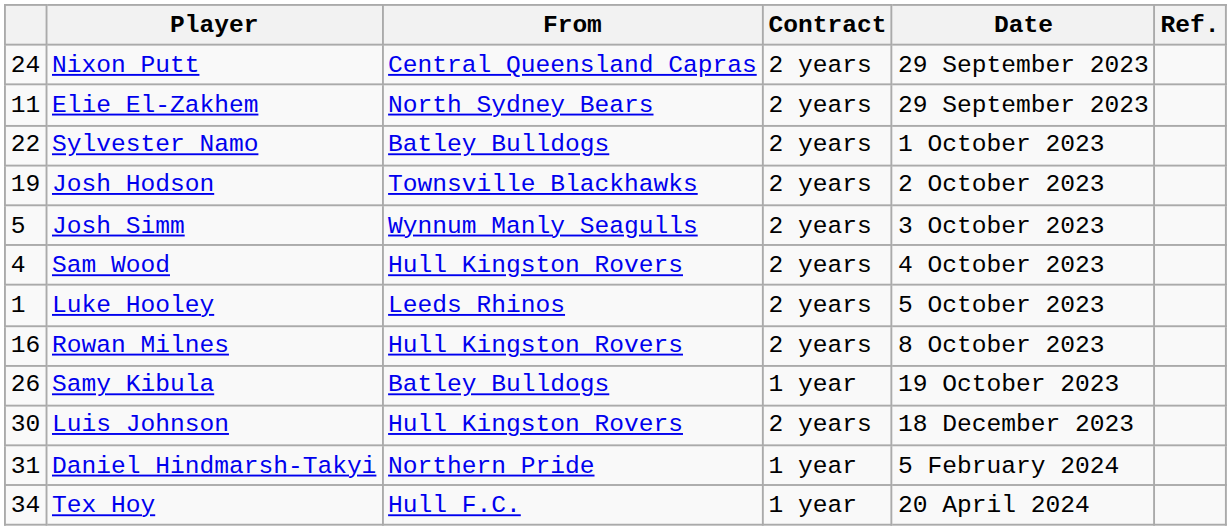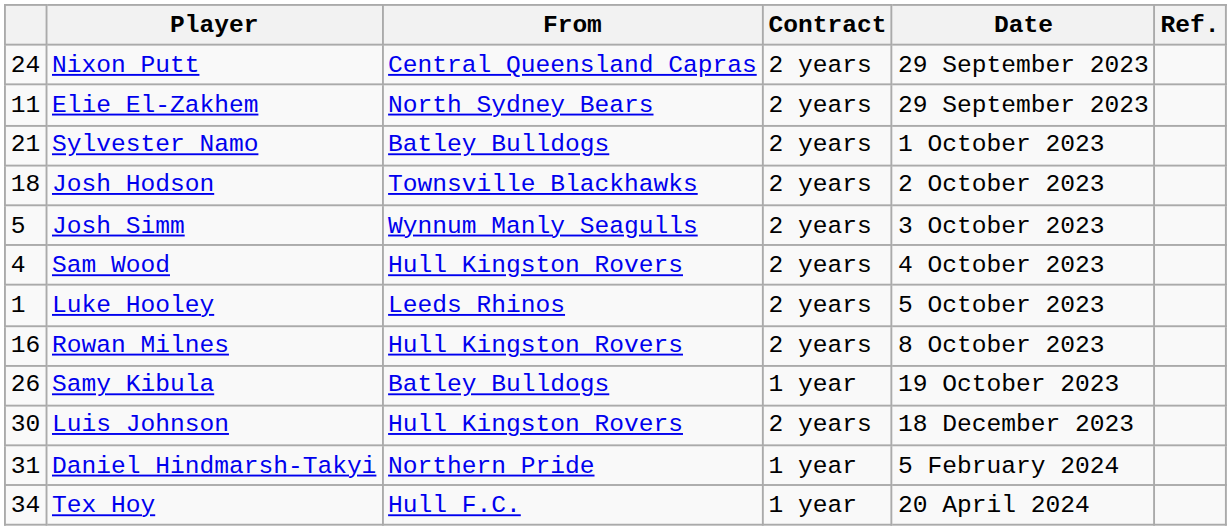(26, 145) 22 -> (26, 145) 21
(26, 185) 19 -> (26, 185) 18
